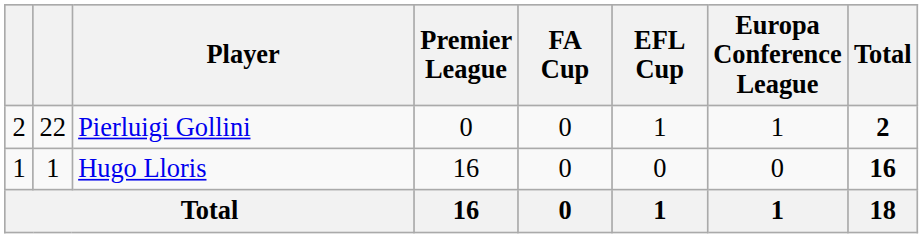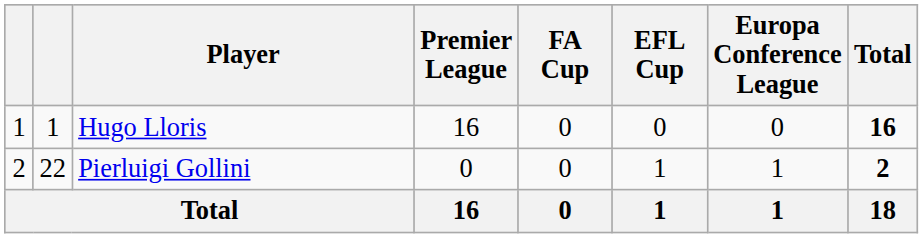rows swapped: (142, 168) <-> (164, 126)
